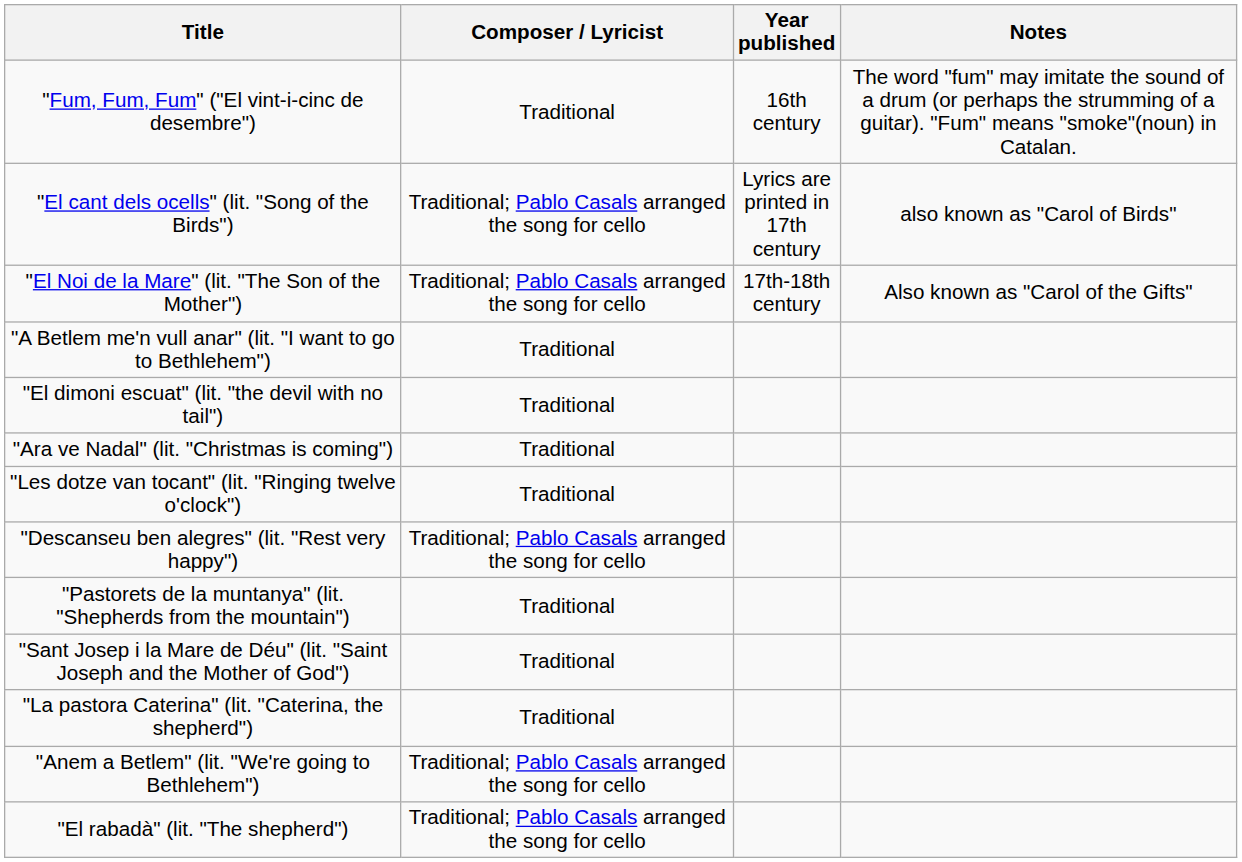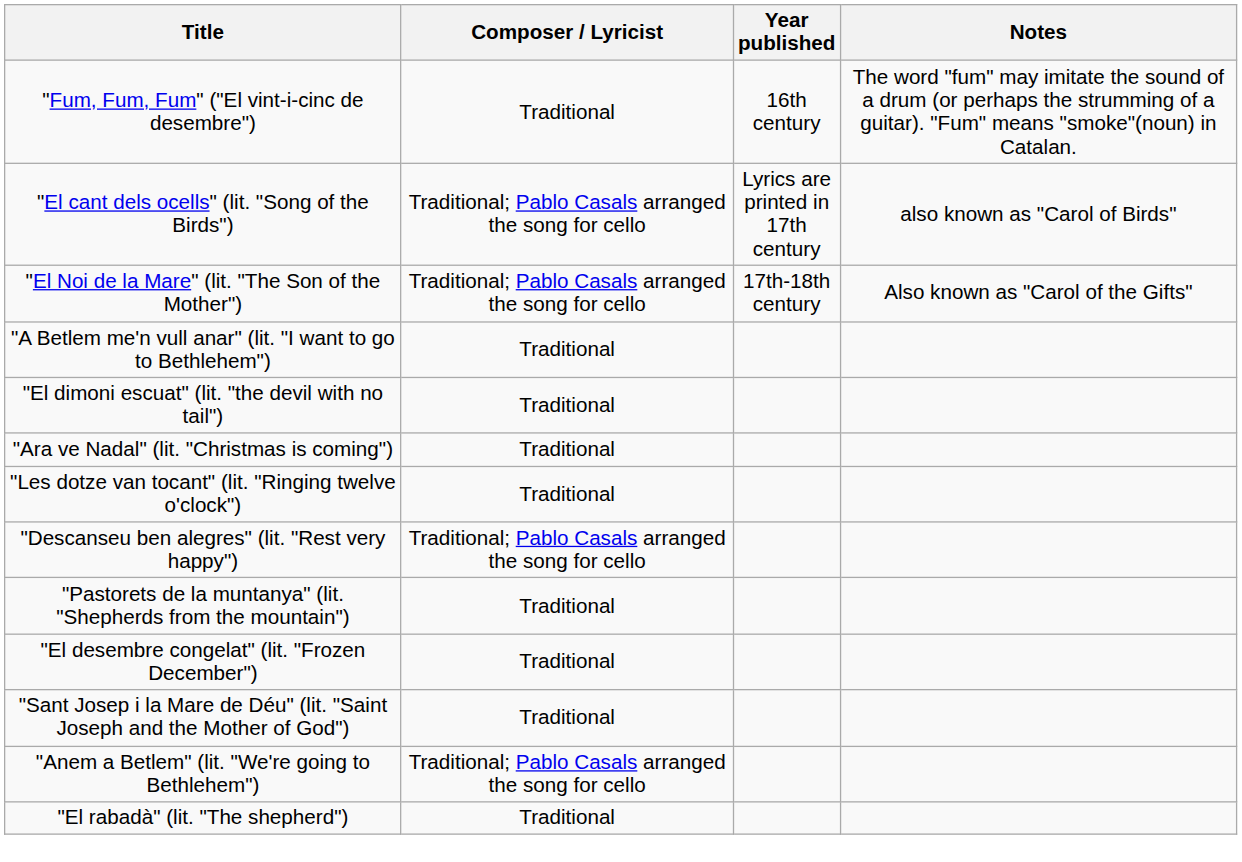+ row: (203, 661)
- row: (203, 717)
(567, 829) Traditional; Pablo Casals arranged the song for cello -> (567, 817) Traditional
